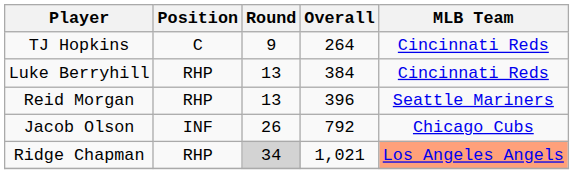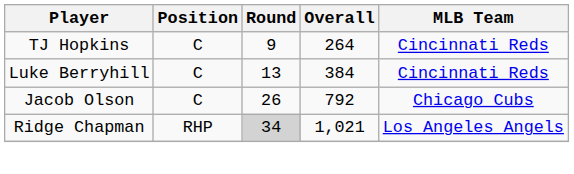(198, 73) RHP -> (198, 73) C
- row: (79, 100)
(198, 128) INF -> (198, 100) C
(473, 155) lightsalmon background -> (473, 128) no background
